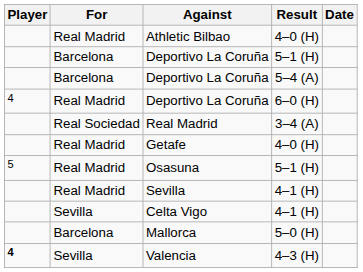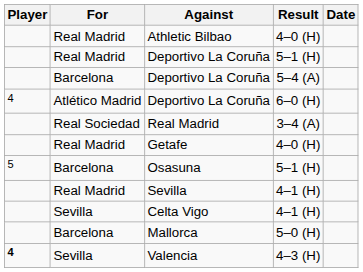(83, 57) Barcelona -> (89, 57) Real Madrid
(89, 101) Real Madrid -> (97, 101) Atlético Madrid
(89, 167) Real Madrid -> (83, 167) Barcelona
